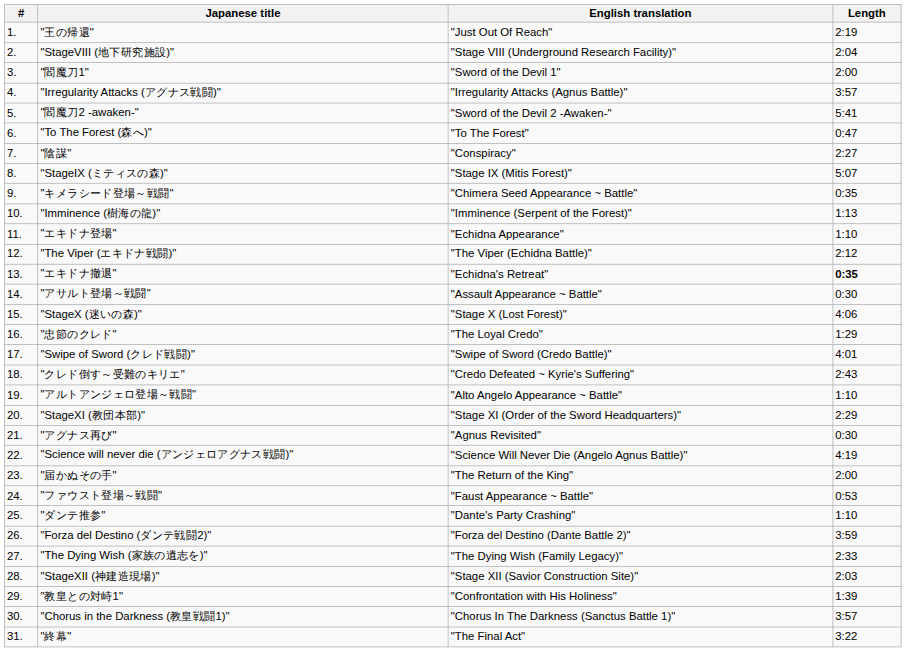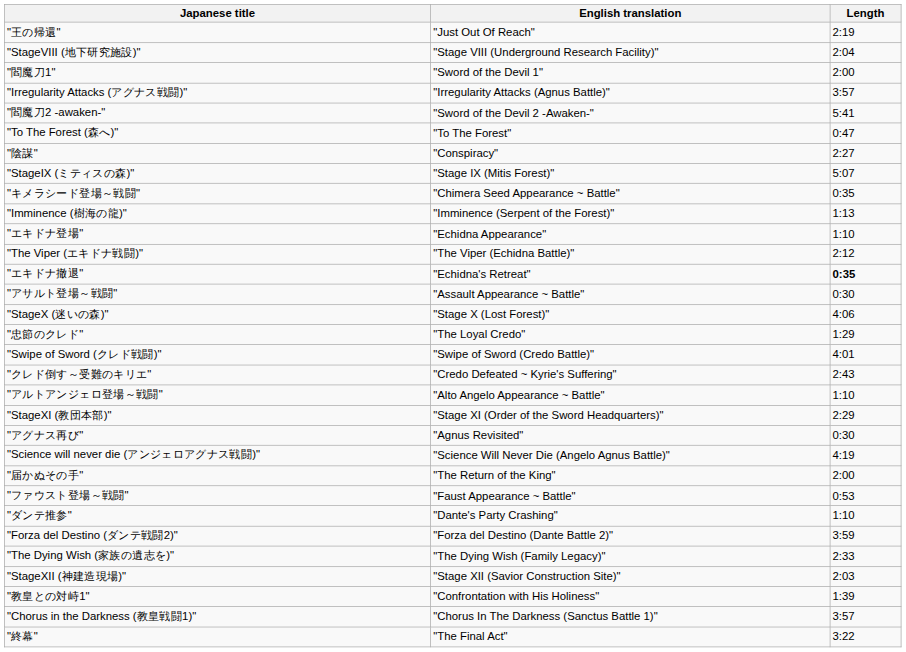- column: (21, 13)
